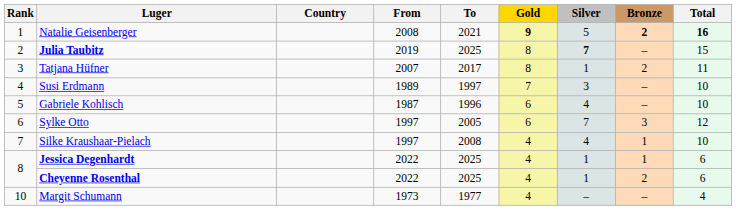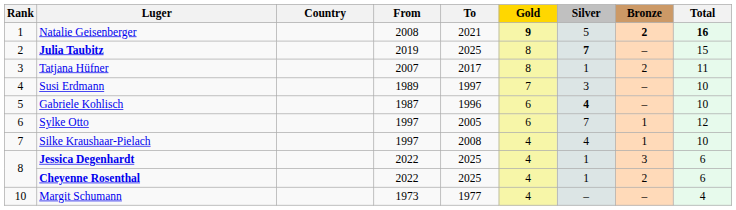(586, 104) normal -> (586, 104) bold
(644, 123) 3 -> (644, 123) 1
(644, 159) 1 -> (644, 159) 3
